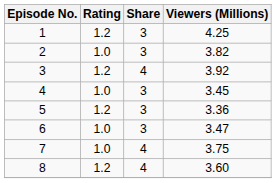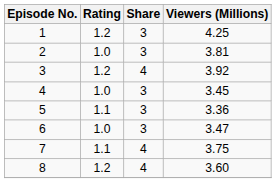(217, 52) 3.82 -> (217, 52) 3.81
(102, 110) 1.2 -> (102, 110) 1.1
(102, 149) 1.0 -> (102, 149) 1.1
